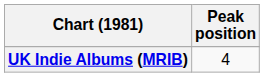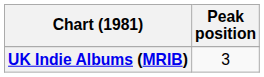(226, 59) 4 -> (226, 59) 3
